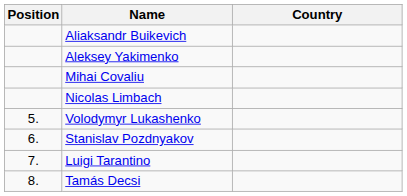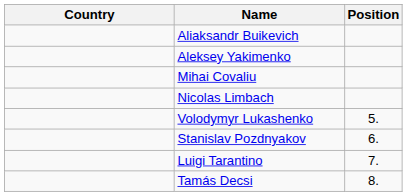columns swapped: (33, 14) <-> (317, 14)
